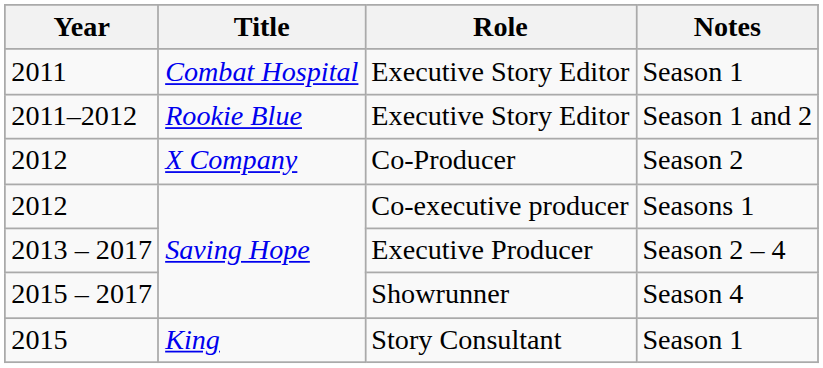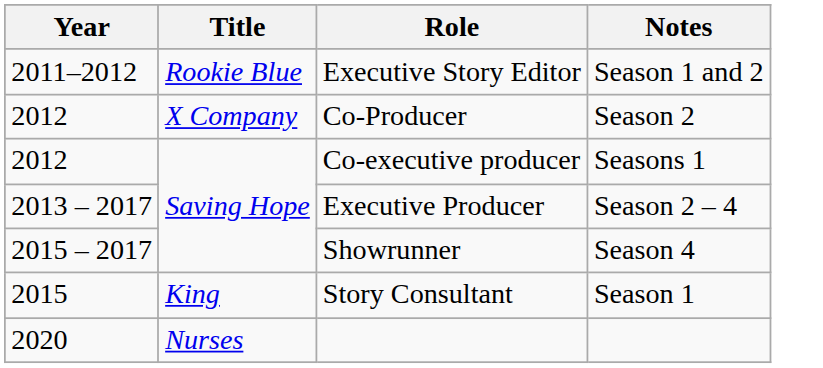- row: (39, 71)
+ row: (40, 339)
